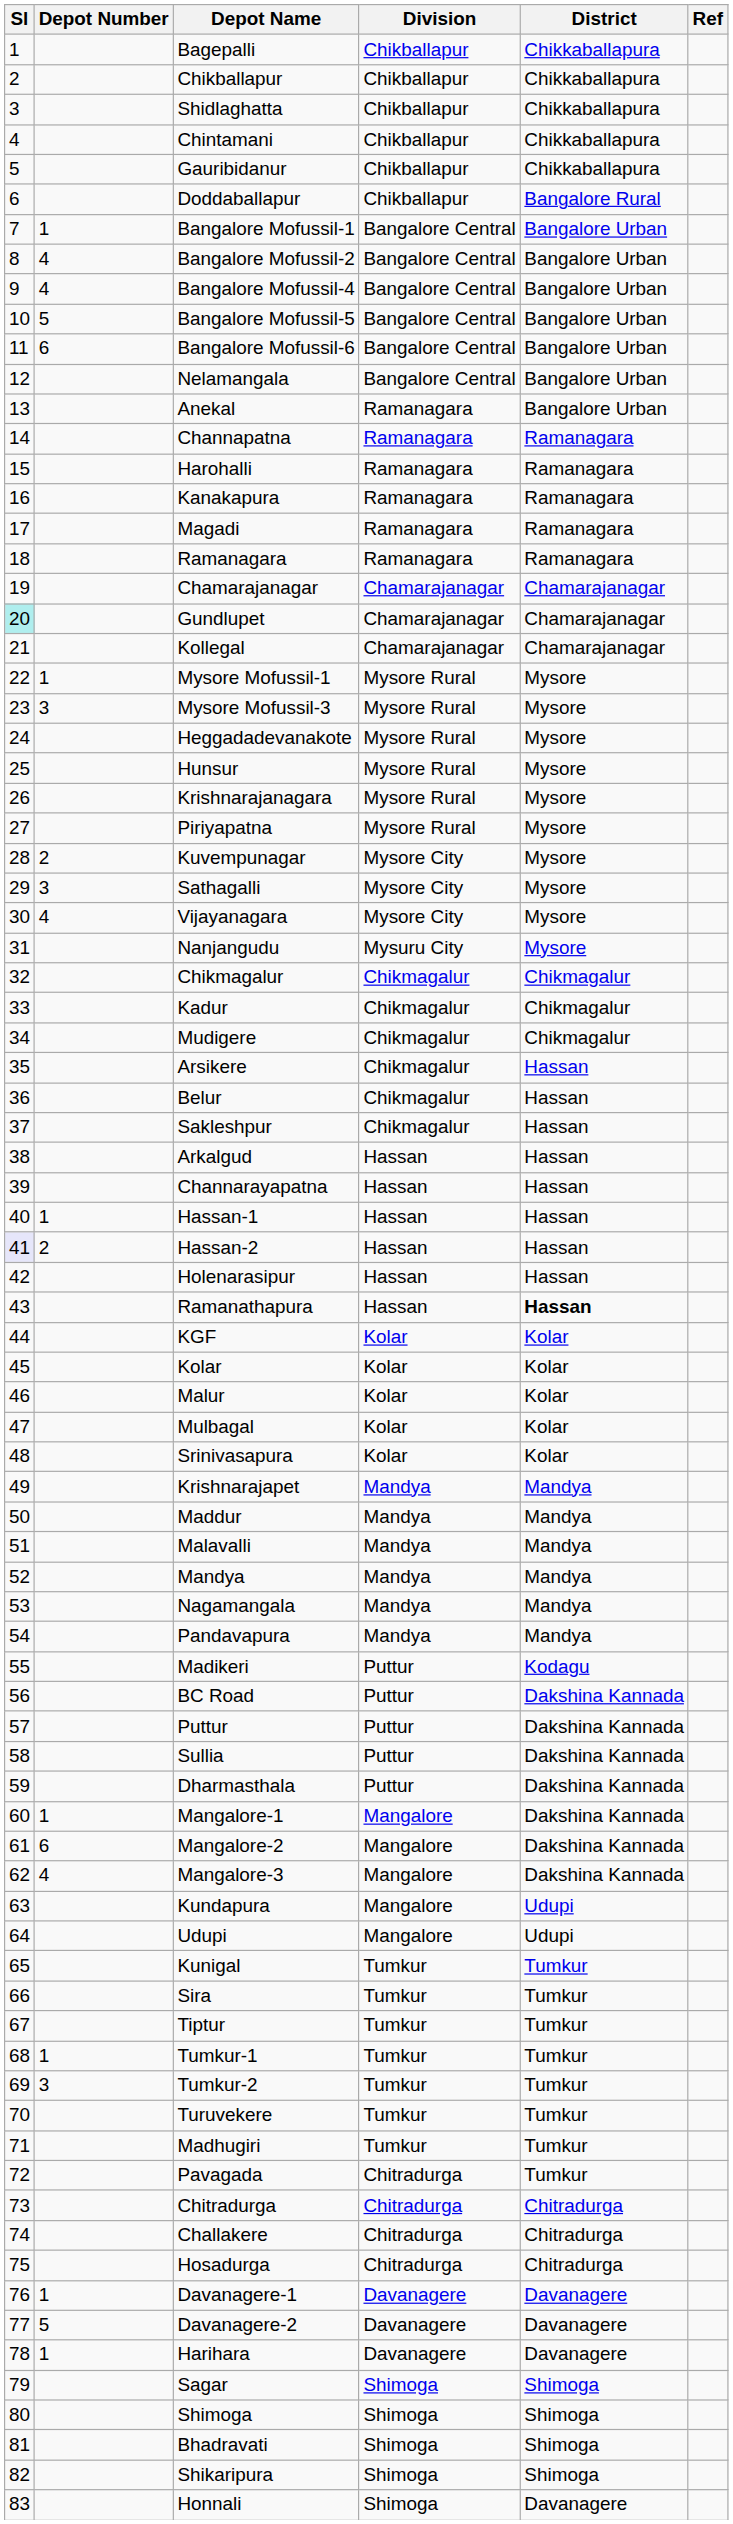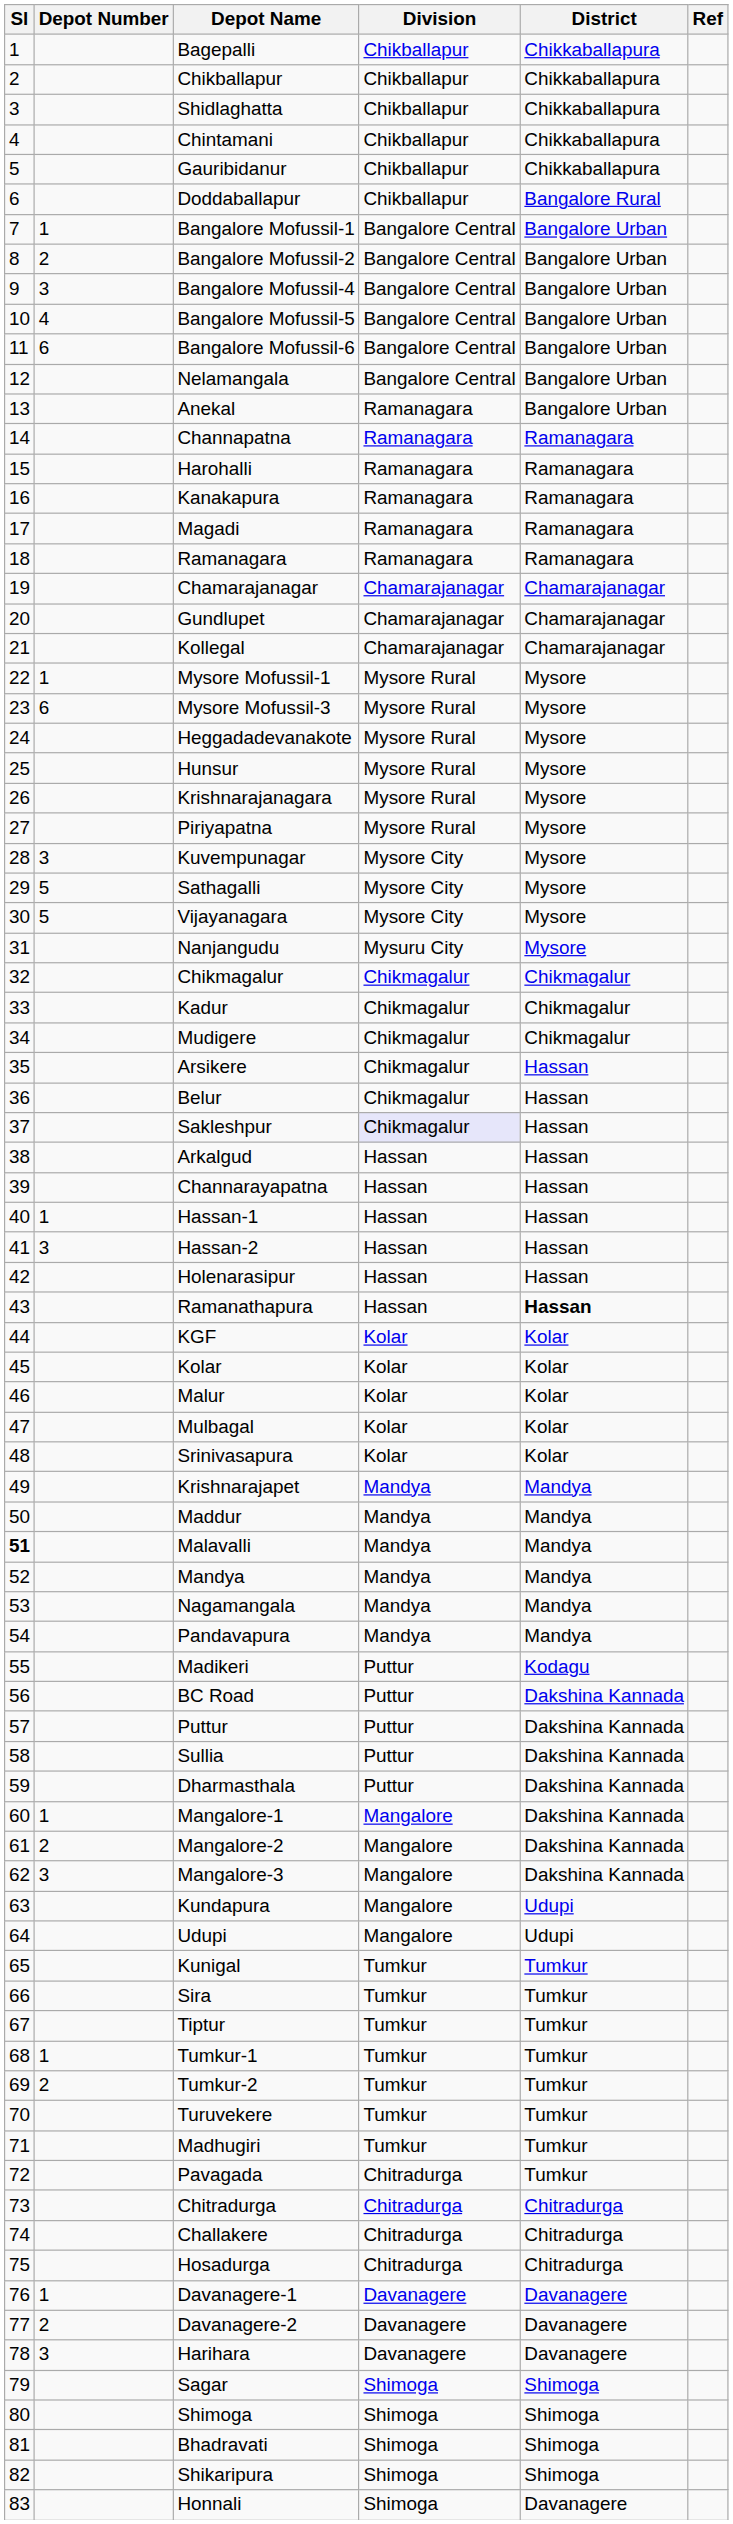(44, 259) 4 -> (44, 259) 2
(44, 288) 4 -> (44, 288) 3
(44, 318) 5 -> (44, 318) 4
(19, 618) paleturquoise background -> (19, 618) no background
(44, 708) 3 -> (44, 708) 6
(44, 857) 2 -> (44, 857) 3
(44, 887) 3 -> (44, 887) 5
(44, 917) 4 -> (44, 917) 5
(416, 1127) no background -> (416, 1127) lavender background
(19, 1247) lavender background -> (19, 1247) no background
(44, 1247) 2 -> (44, 1247) 3
(19, 1546) normal -> (19, 1546) bold
(44, 1845) 6 -> (44, 1845) 2
(44, 1875) 4 -> (44, 1875) 3
(44, 2085) 3 -> (44, 2085) 2
(44, 2325) 5 -> (44, 2325) 2
(44, 2354) 1 -> (44, 2354) 3
